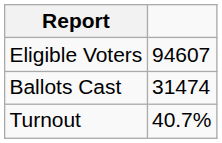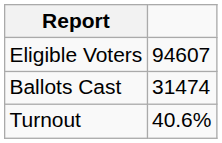(182, 120) 40.7% -> (182, 120) 40.6%
